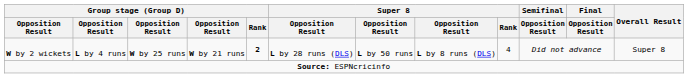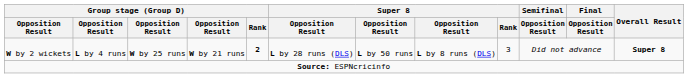(508, 49) 4 -> (508, 49) 3
(649, 49) normal -> (649, 49) bold
